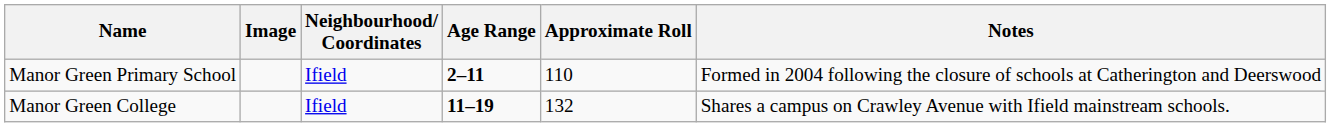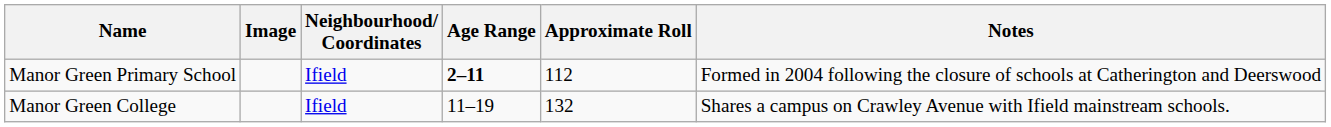(559, 74) 110 -> (559, 74) 112
(470, 106) bold -> (471, 106) normal
